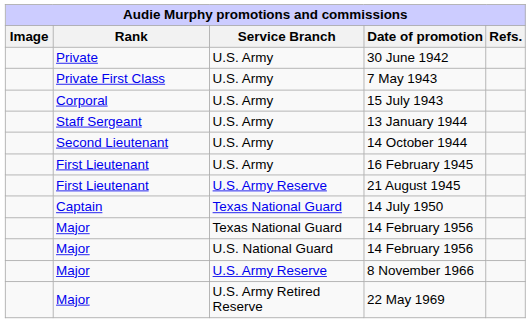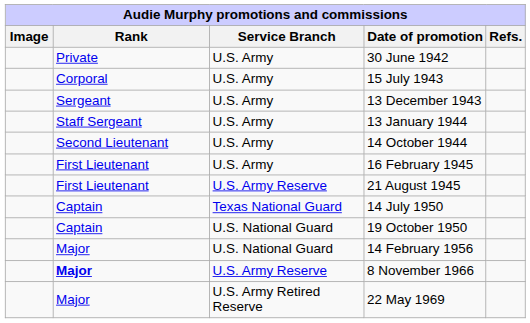- row: (243, 79)
+ row: (243, 100)
+ row: (273, 228)
- row: (277, 228)
(73, 270) normal -> (74, 270) bold
